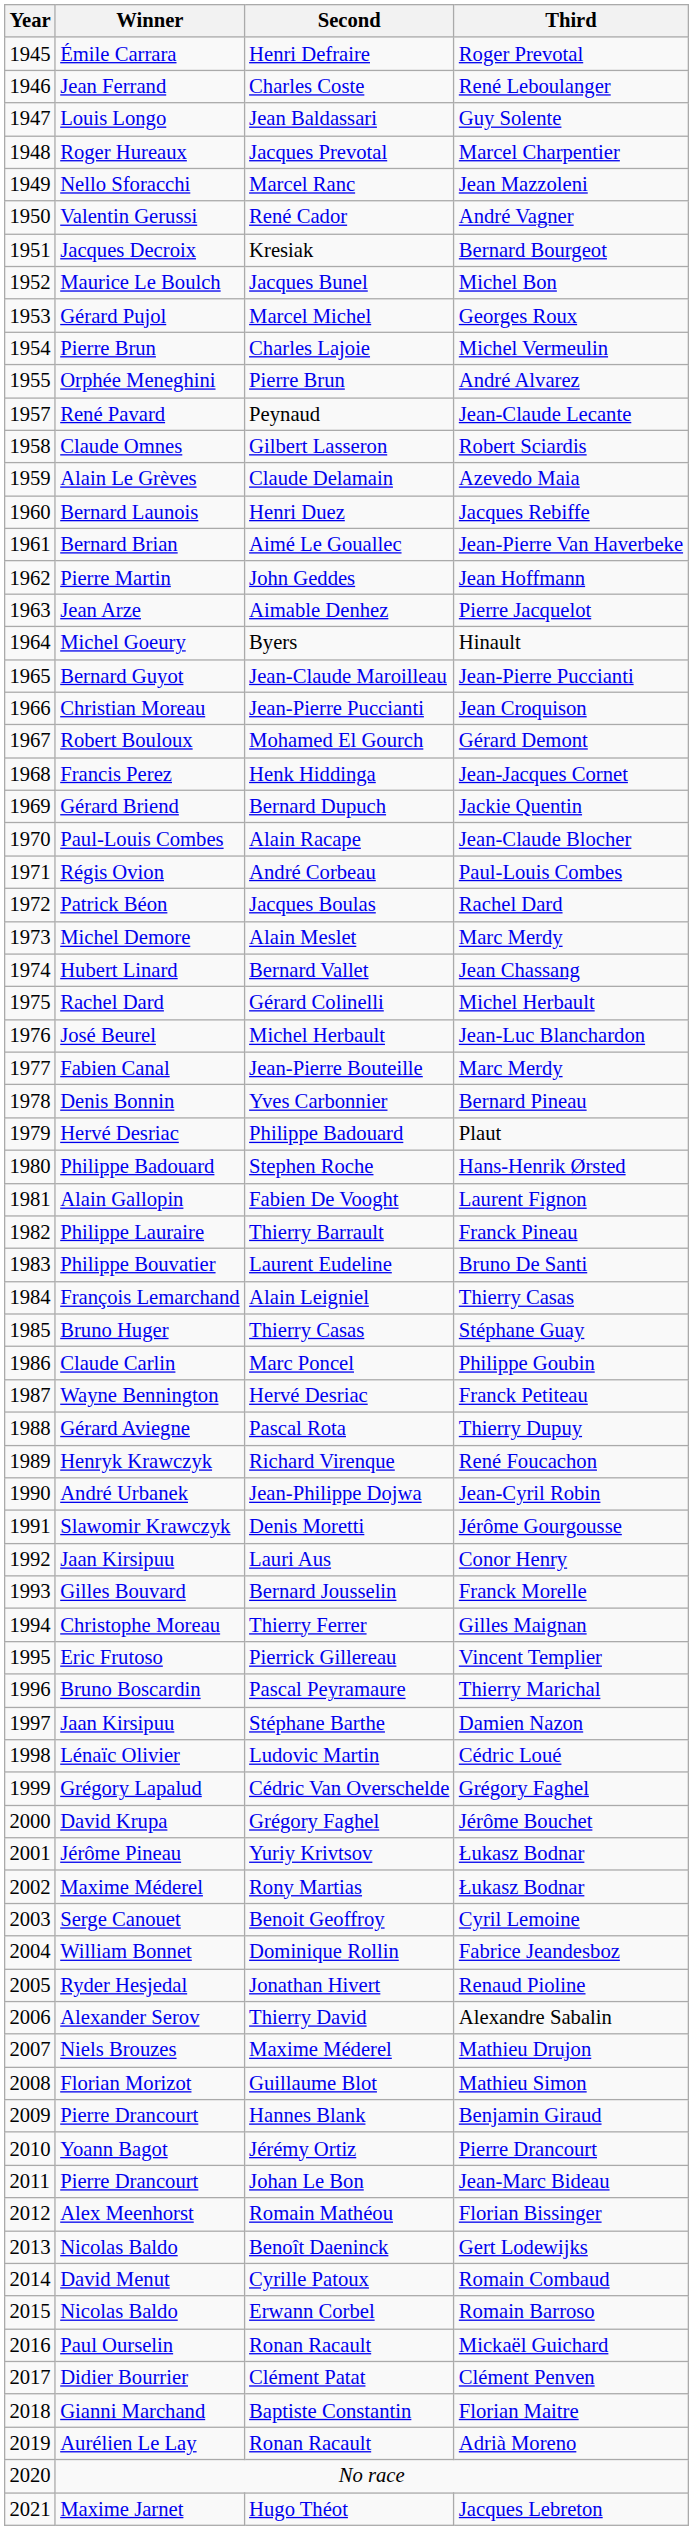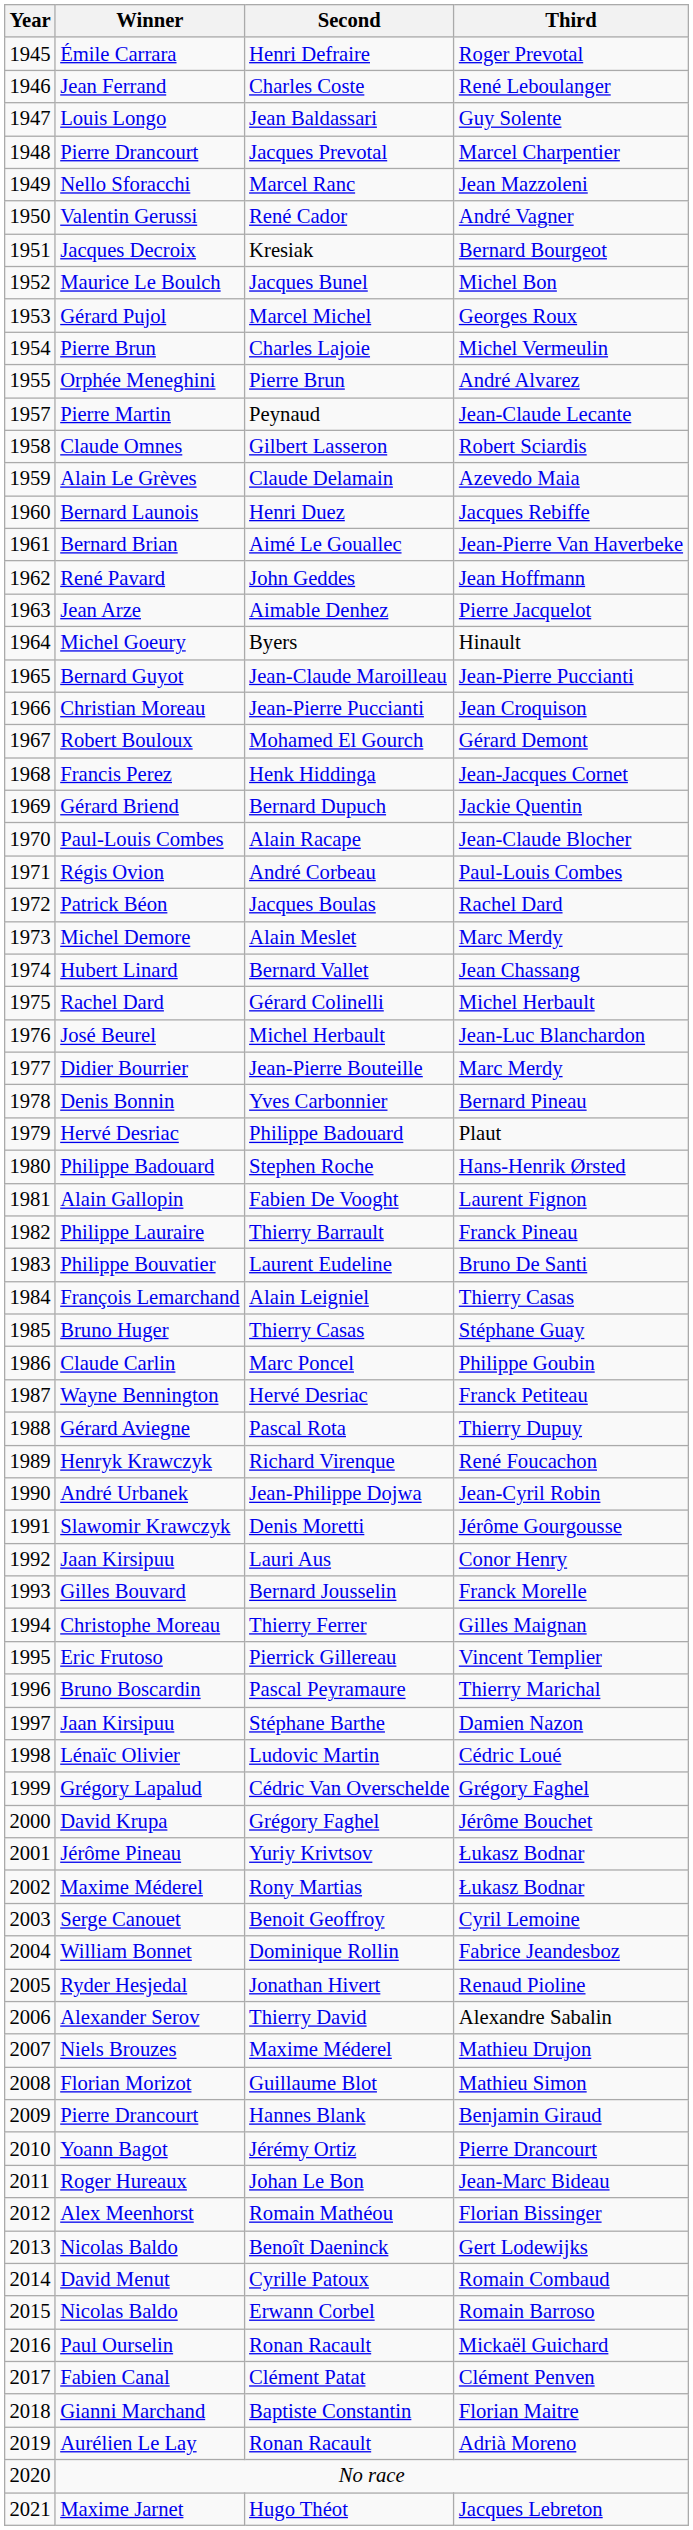(124, 151) Roger Hureaux -> (129, 151) Pierre Drancourt
(113, 413) René Pavard -> (116, 413) Pierre Martin
(116, 577) Pierre Martin -> (113, 577) René Pavard
(115, 1068) Fabien Canal -> (124, 1068) Didier Bourrier
(129, 2181) Pierre Drancourt -> (124, 2181) Roger Hureaux
(124, 2377) Didier Bourrier -> (115, 2377) Fabien Canal
